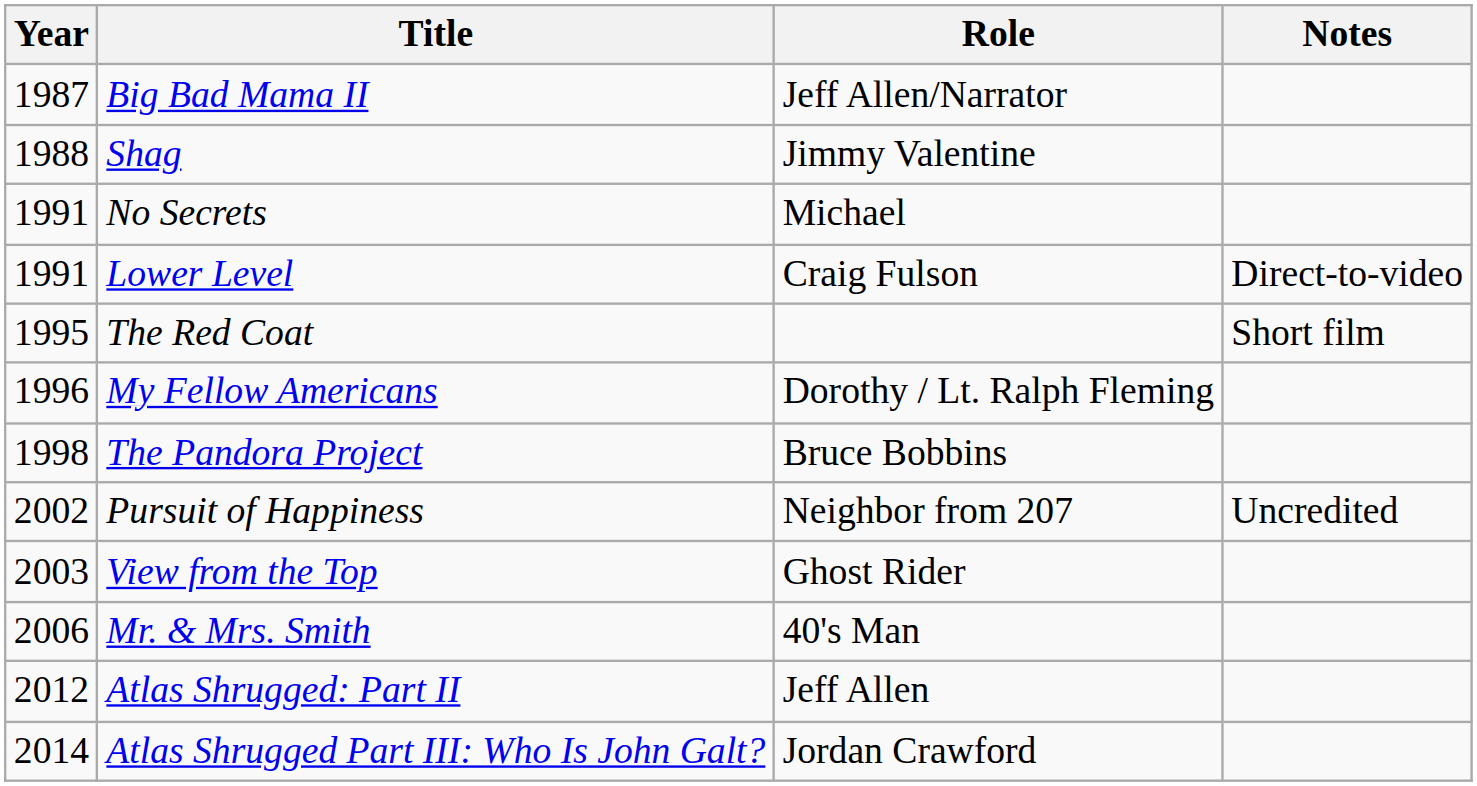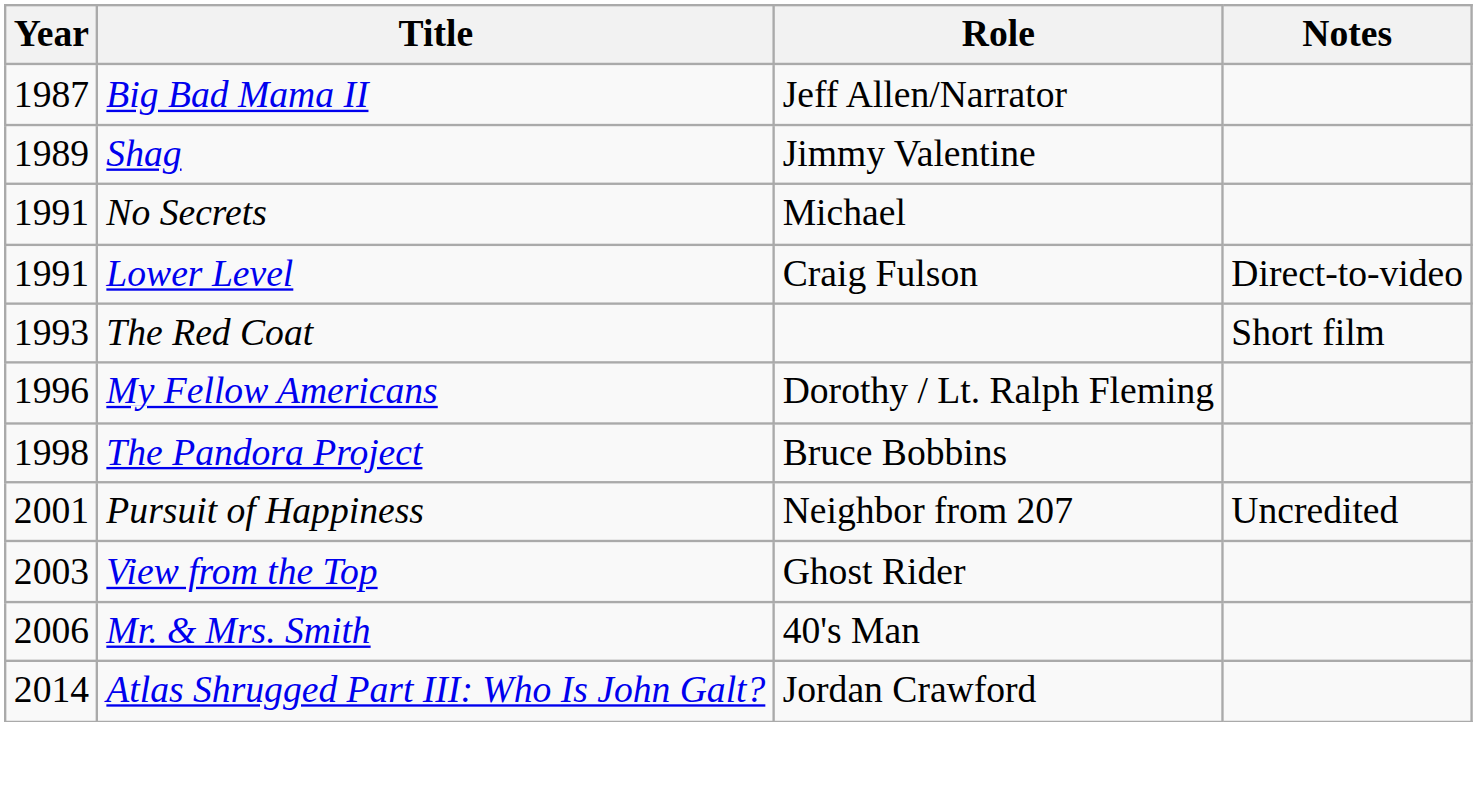(51, 153) 1988 -> (51, 153) 1989
(51, 332) 1995 -> (51, 332) 1993
(51, 511) 2002 -> (51, 511) 2001
- row: (283, 690)
